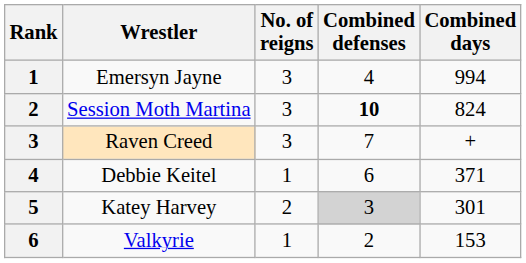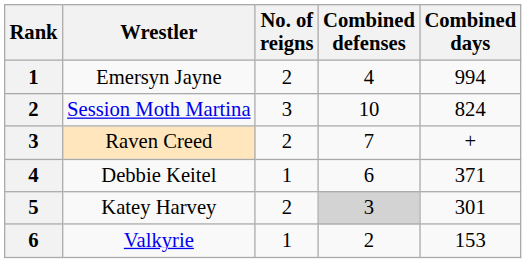(287, 76) 3 -> (287, 76) 2
(369, 109) bold -> (369, 109) normal
(287, 142) 3 -> (287, 142) 2
